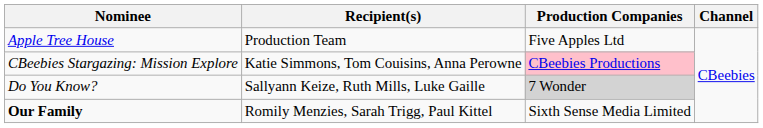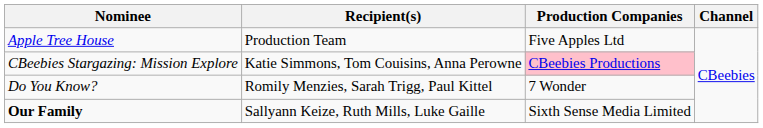(365, 87) Sallyann Keize, Ruth Mills, Luke Gaille -> (368, 87) Romily Menzies, Sarah Trigg, Paul Kittel
(557, 87) lightgrey background -> (557, 87) no background
(368, 110) Romily Menzies, Sarah Trigg, Paul Kittel -> (365, 110) Sallyann Keize, Ruth Mills, Luke Gaille
